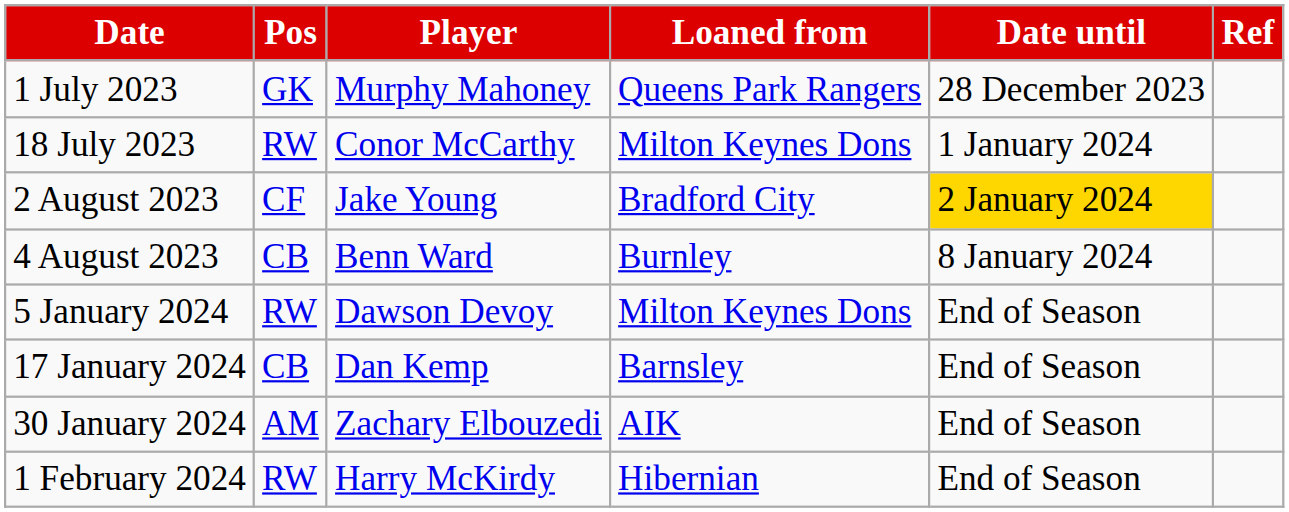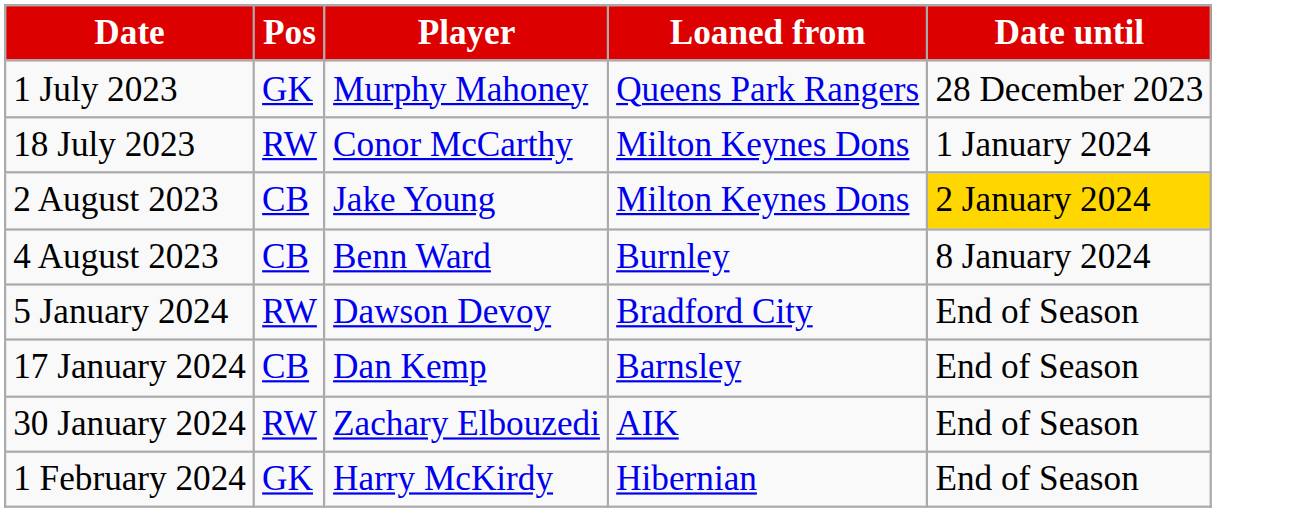- column: (1248, 32)
(284, 199) CF -> (286, 199) CB
(716, 199) Bradford City -> (763, 199) Milton Keynes Dons
(765, 311) Milton Keynes Dons -> (714, 311) Bradford City
(290, 423) AM -> (290, 423) RW
(290, 479) RW -> (288, 479) GK
